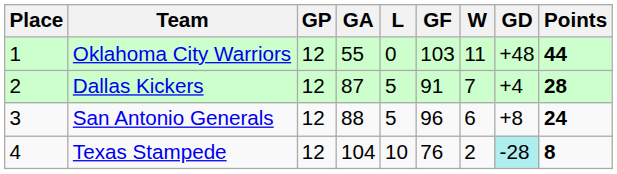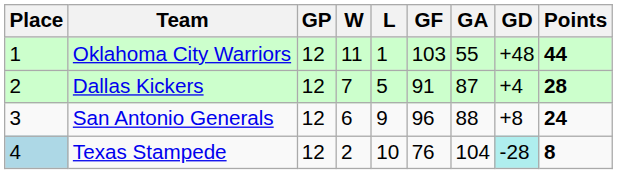columns swapped: (477, 20) <-> (358, 20)
(391, 53) 0 -> (382, 53) 1
(391, 119) 5 -> (382, 119) 9
(15, 151) no background -> (15, 151) lightblue background
